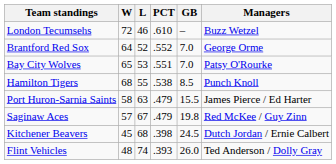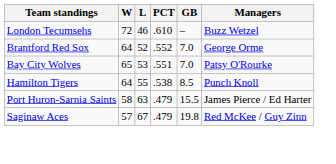(127, 82) 68 -> (127, 82) 64
- row: (47, 133)
- row: (37, 151)
